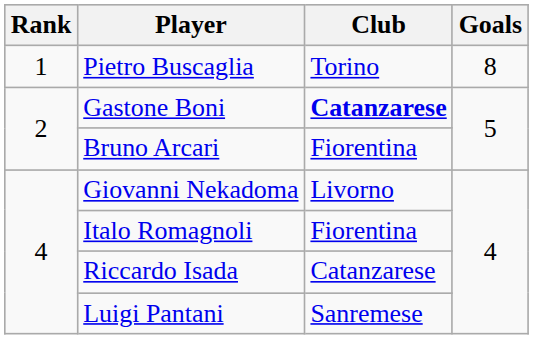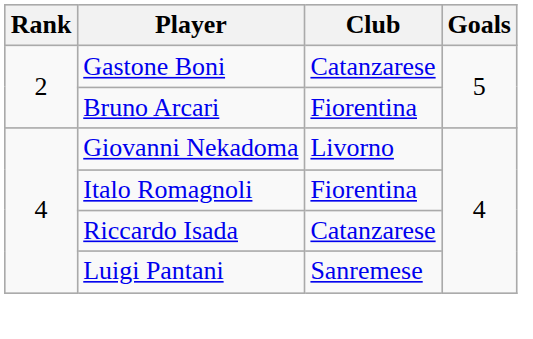- row: (169, 66)
(379, 107) bold -> (373, 66) normal
